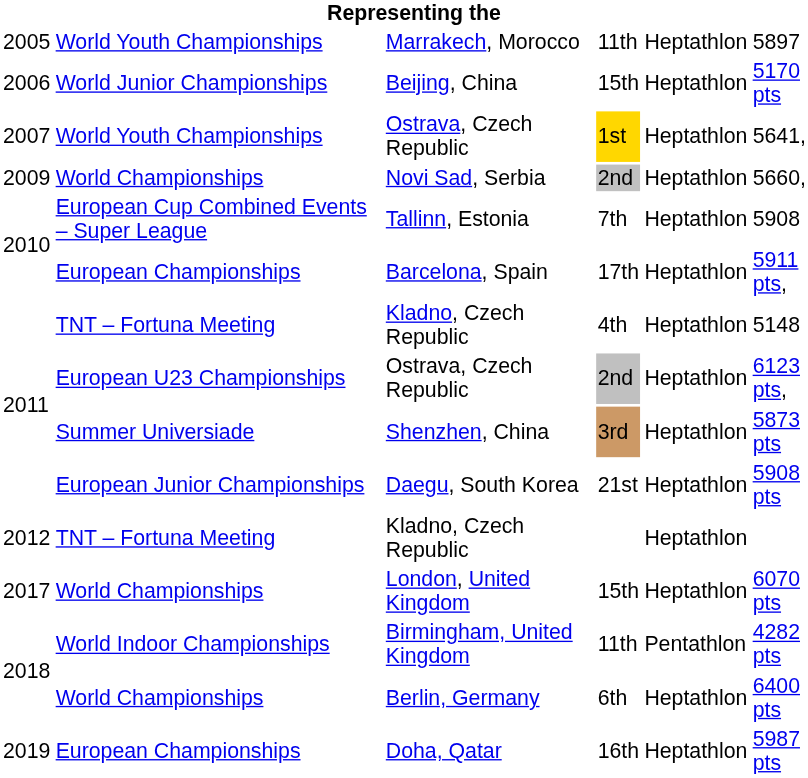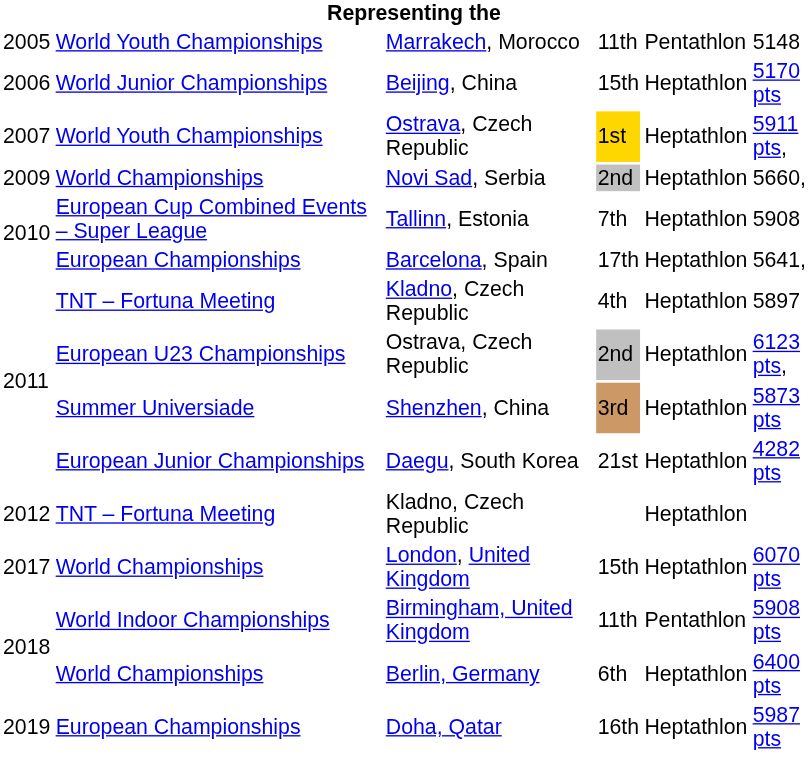(696, 42) Heptathlon -> (695, 42) Pentathlon
(776, 42) 5897 -> (776, 42) 5148
(779, 136) 5641, -> (776, 136) 5911 pts,
(776, 272) 5911 pts, -> (779, 260) 5641,
(776, 325) 5148 -> (776, 301) 5897
(776, 484) 5908 pts -> (776, 461) 4282 pts
(776, 644) 4282 pts -> (776, 620) 5908 pts
